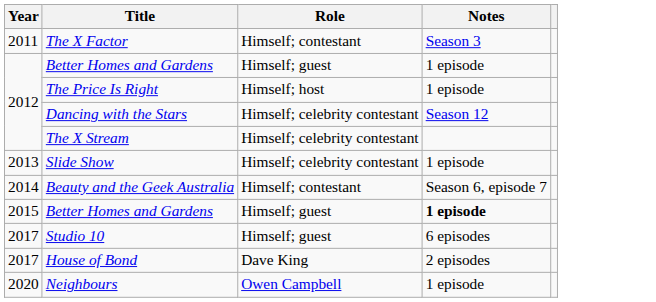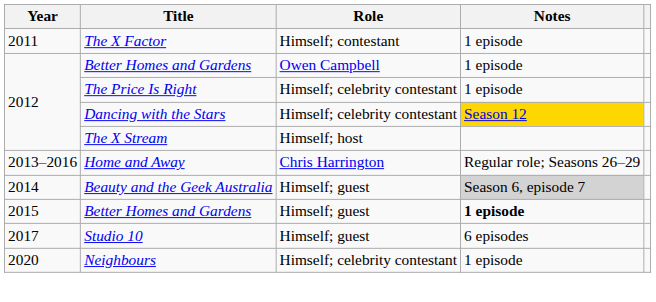(453, 41) Season 3 -> (493, 41) 1 episode
(286, 65) Himself; guest -> (330, 65) Owen Campbell
(283, 89) Himself; host -> (368, 89) Himself; celebrity contestant
(457, 114) no background -> (495, 114) gold background
(330, 138) Himself; celebrity contestant -> (321, 138) Himself; host
+ row: (43, 162)
- row: (23, 162)
(301, 187) Himself; contestant -> (325, 187) Himself; guest
(486, 187) no background -> (525, 187) lightgrey background
- row: (23, 260)
(291, 284) Owen Campbell -> (368, 260) Himself; celebrity contestant
